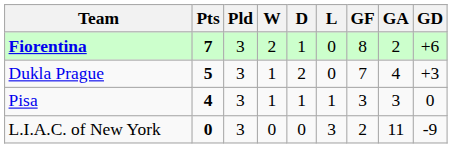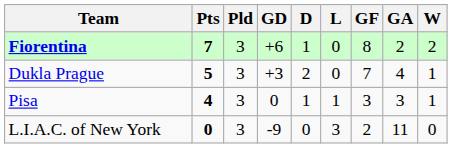columns swapped: (272, 18) <-> (430, 18)
